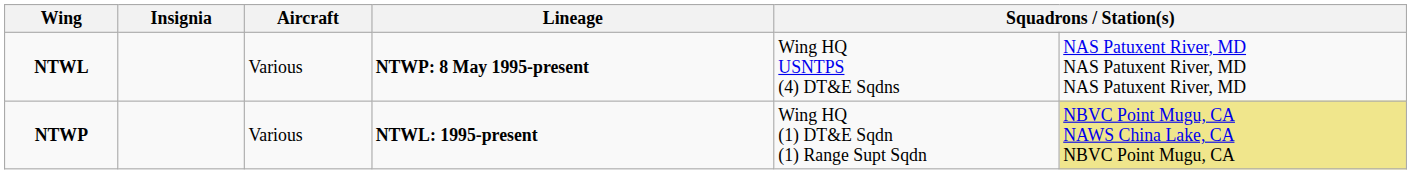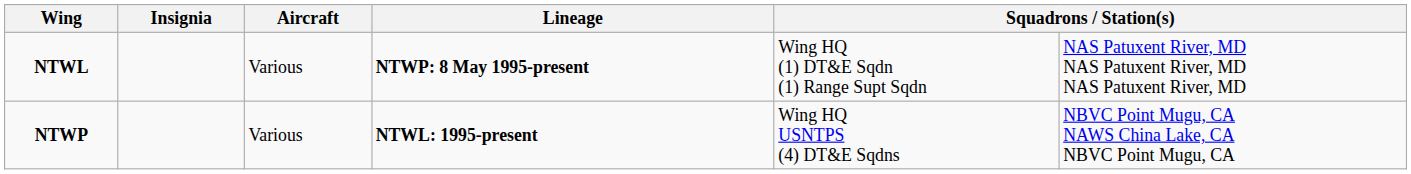(839, 66) Wing HQ USNTPS (4) DT&E Sqdns -> (853, 66) Wing HQ (1) DT&E Sqdn (1) Range Supt Sqdn
(853, 134) Wing HQ (1) DT&E Sqdn (1) Range Supt Sqdn -> (839, 134) Wing HQ USNTPS (4) DT&E Sqdns
(1149, 134) khaki background -> (1149, 134) no background
